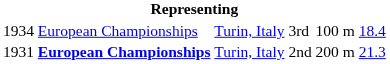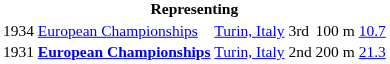(372, 30) 18.4 -> (372, 30) 10.7
